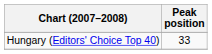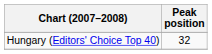(184, 40) 33 -> (184, 40) 32
